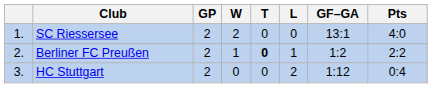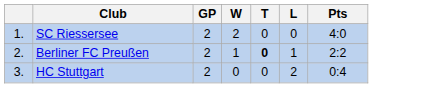- column: (338, 14)
